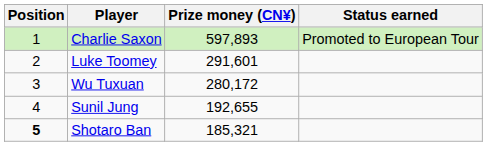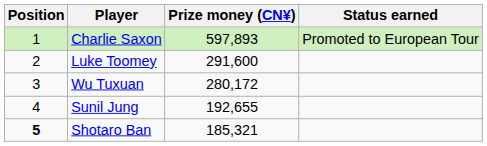(232, 61) 291,601 -> (232, 61) 291,600
